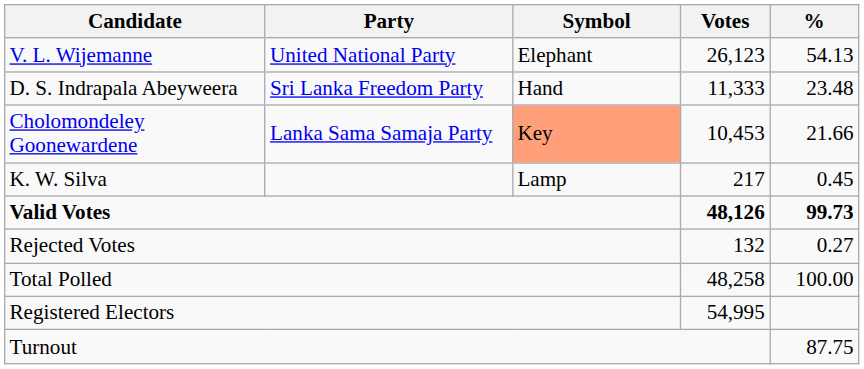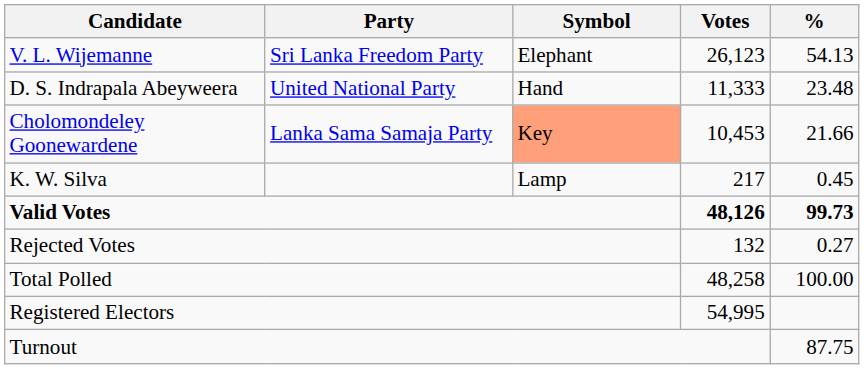(363, 54) United National Party -> (377, 54) Sri Lanka Freedom Party
(377, 88) Sri Lanka Freedom Party -> (363, 88) United National Party
